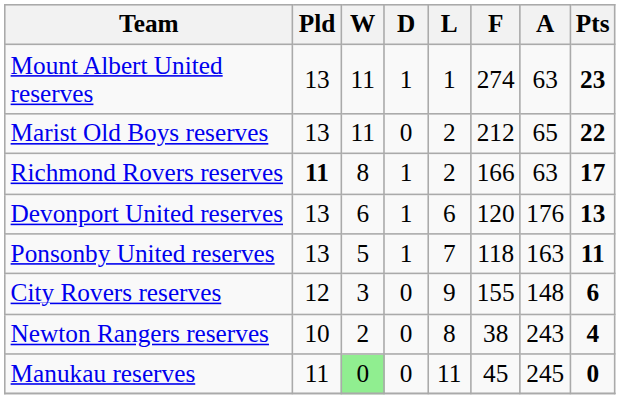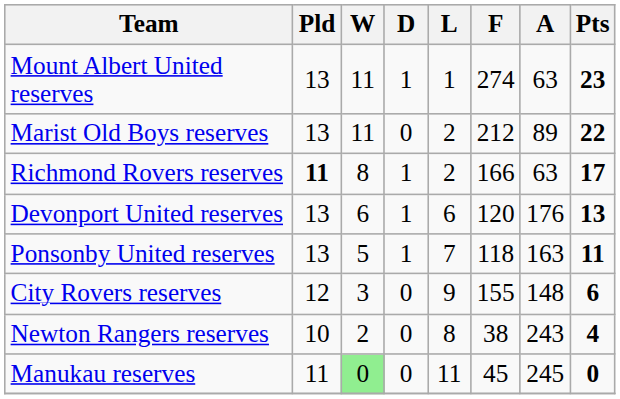(545, 133) 65 -> (545, 133) 89
